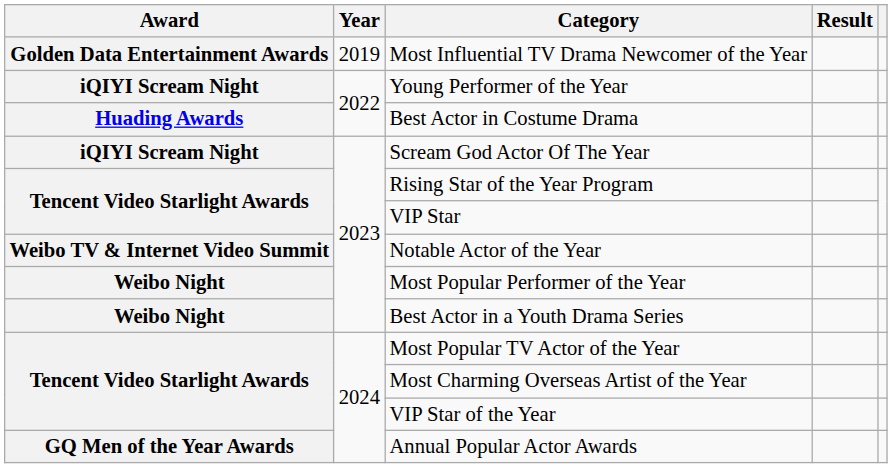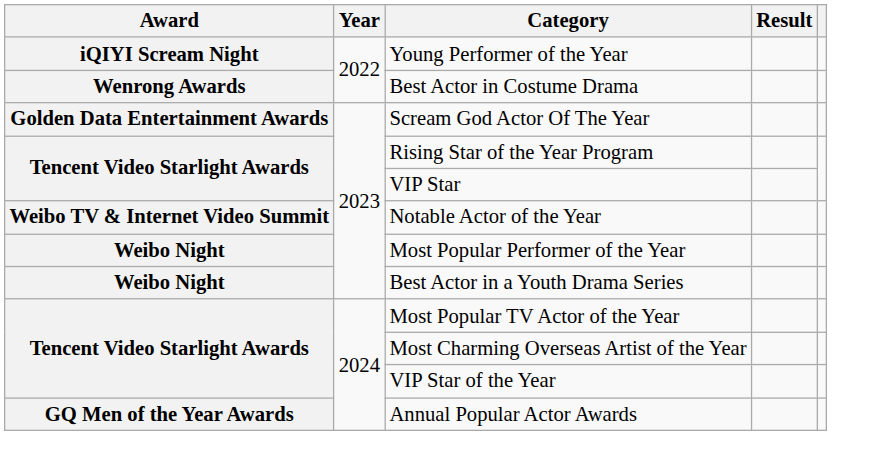- row: (598, 53)
(169, 119) Huading Awards -> (169, 86) Wenrong Awards
(169, 151) iQIYI Scream Night -> (169, 119) Golden Data Entertainment Awards
